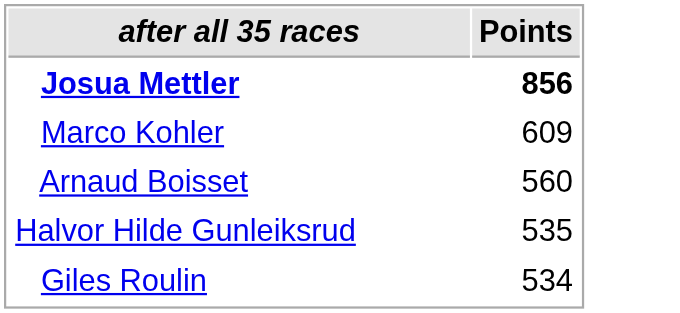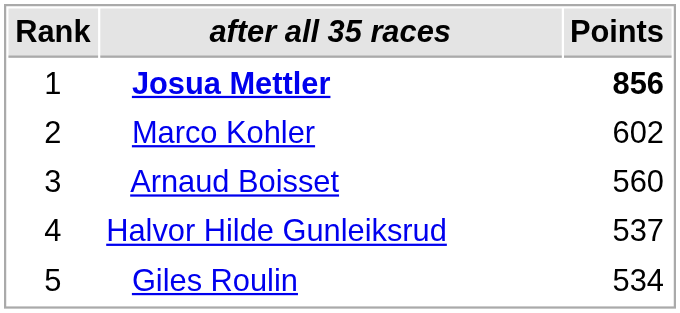+ column: (53, 32)
(547, 133) 609 -> (638, 133) 602
(547, 231) 535 -> (638, 231) 537
